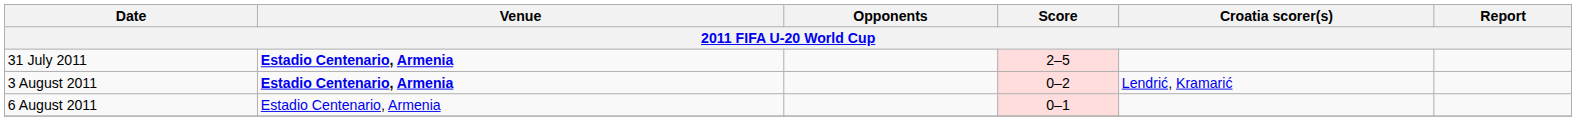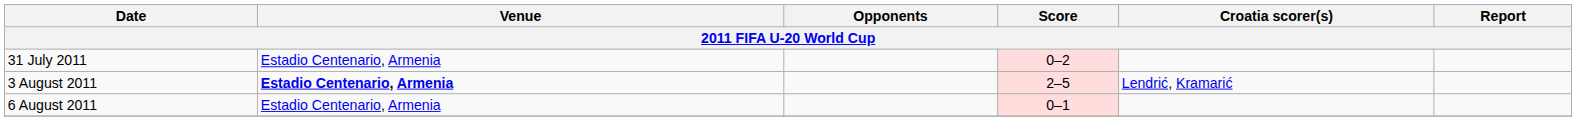(357, 61) bold -> (351, 61) normal
(1058, 61) 2–5 -> (1058, 61) 0–2
(1058, 83) 0–2 -> (1058, 83) 2–5
